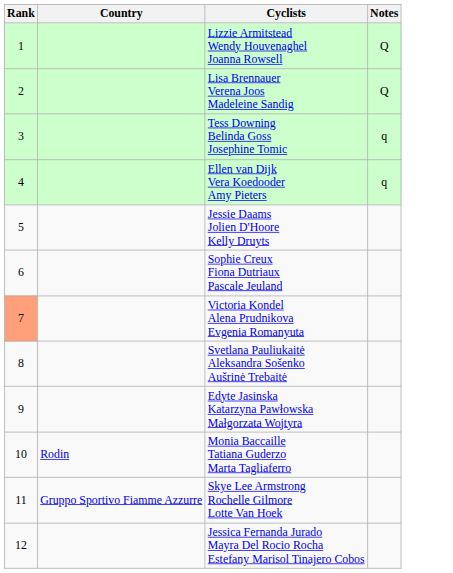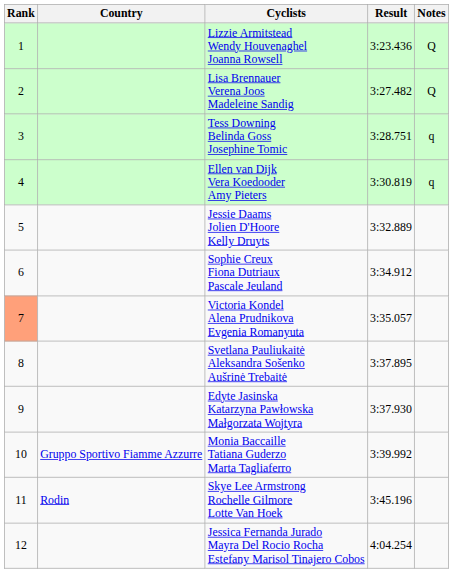+ column: (391, 13)
(55, 454) Rodin -> (121, 454) Gruppo Sportivo Fiamme Azzurre
(121, 500) Gruppo Sportivo Fiamme Azzurre -> (55, 500) Rodin
